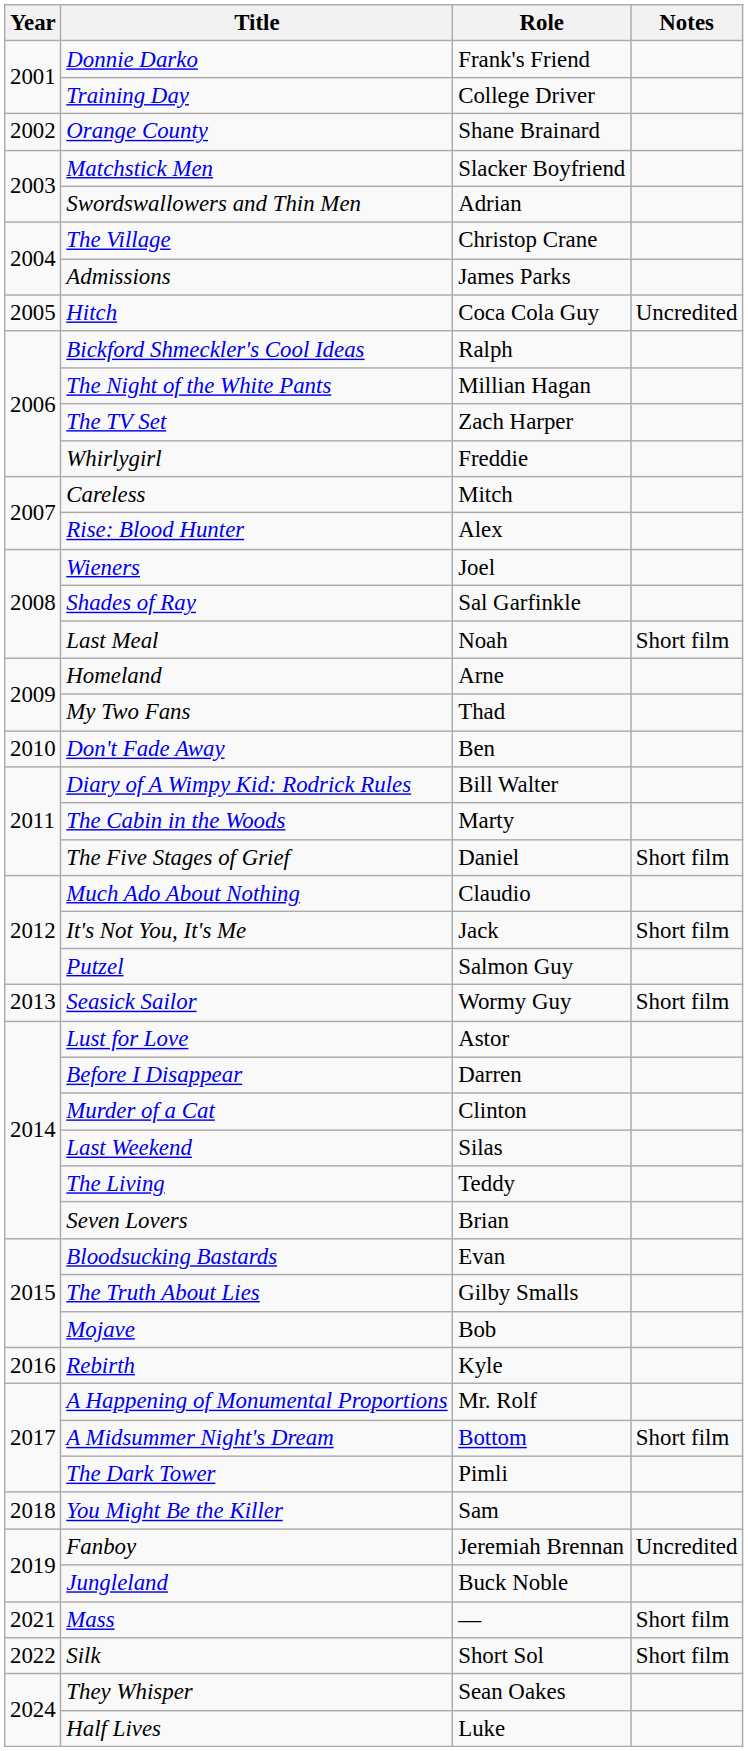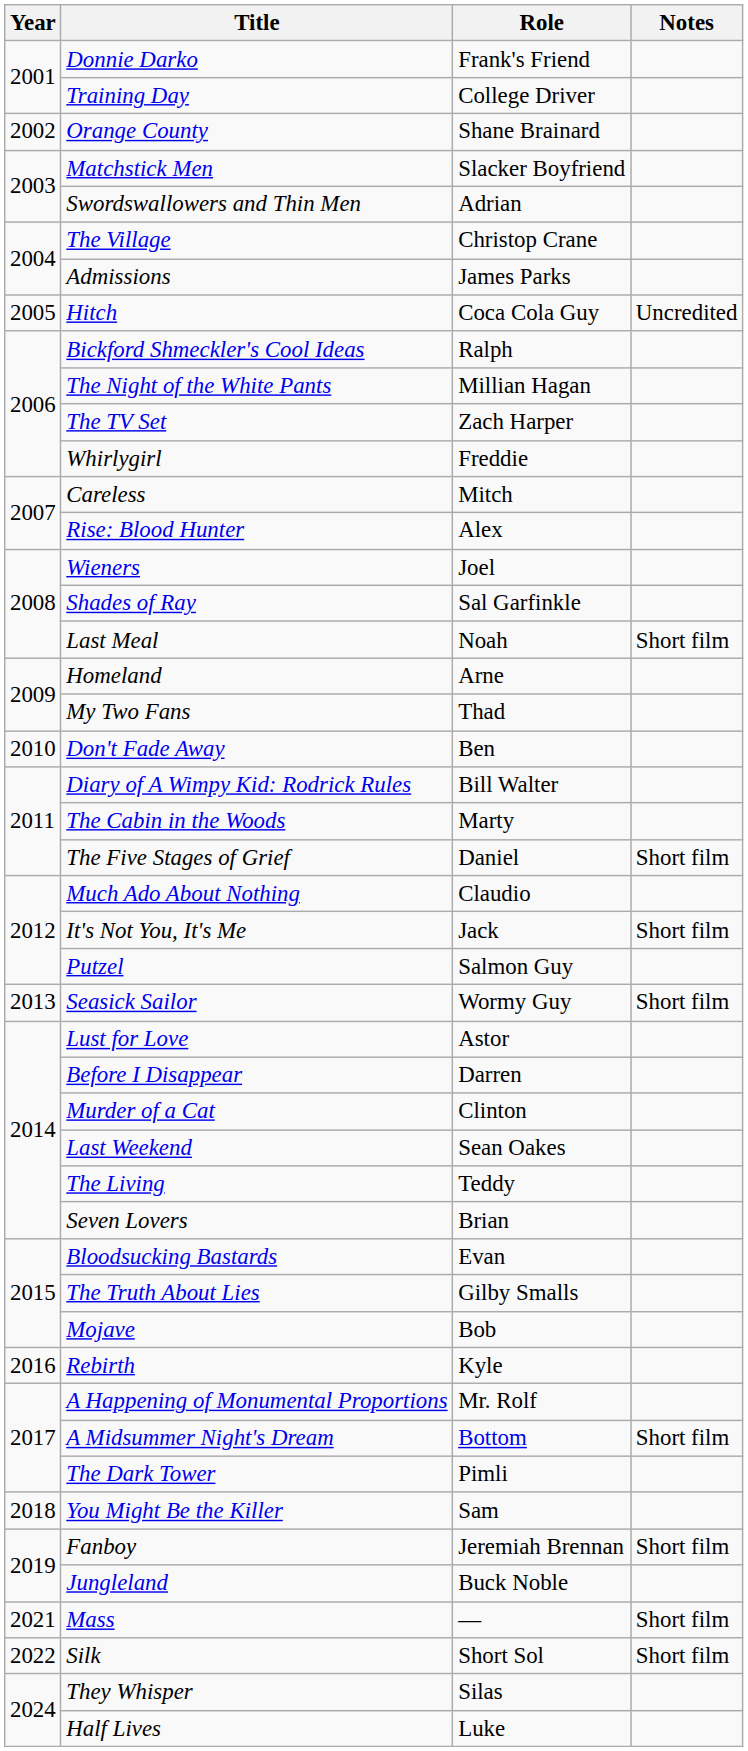(480, 1147) Silas -> (512, 1147) Sean Oakes
(687, 1546) Uncredited -> (683, 1546) Short film
(512, 1691) Sean Oakes -> (480, 1691) Silas
